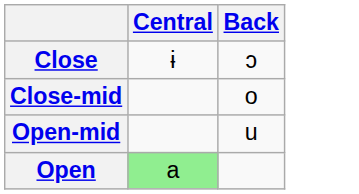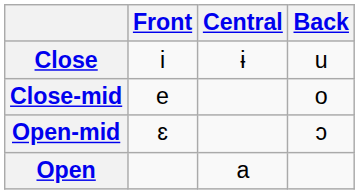+ column: (163, 22)
(251, 59) ɔ -> (321, 59) u
(251, 133) u -> (321, 133) ɔ
(173, 170) lightgreen background -> (243, 170) no background
